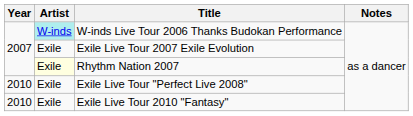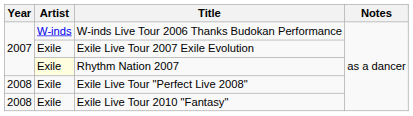(54, 31) paleturquoise background -> (54, 31) no background
(19, 84) 2010 -> (19, 84) 2008
(19, 102) 2010 -> (19, 102) 2008
